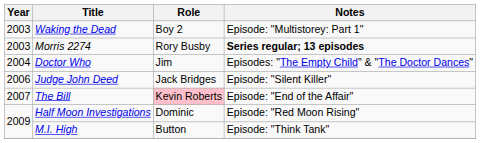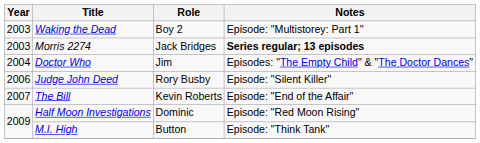(183, 46) Rory Busby -> (186, 46) Jack Bridges
(186, 79) Jack Bridges -> (183, 79) Rory Busby
(189, 96) pink background -> (189, 96) no background
